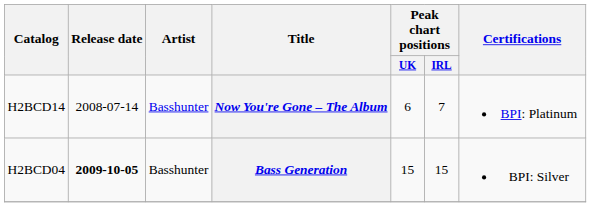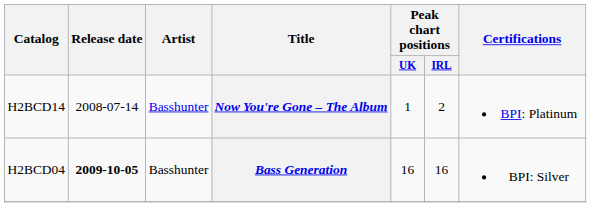(408, 106) 6 -> (408, 106) 1
(442, 106) 7 -> (442, 106) 2
(408, 169) 15 -> (408, 169) 16
(442, 169) 15 -> (442, 169) 16
